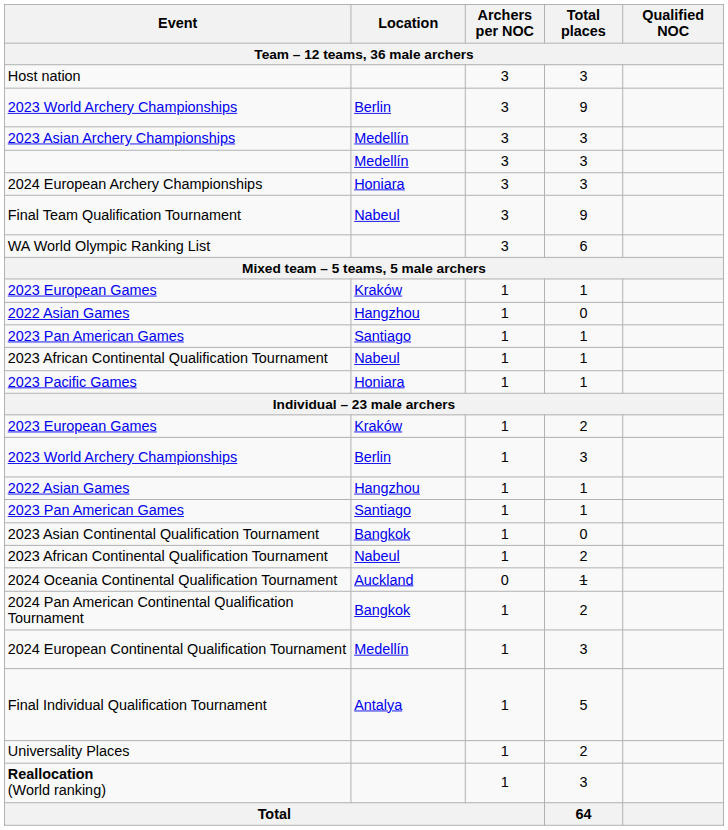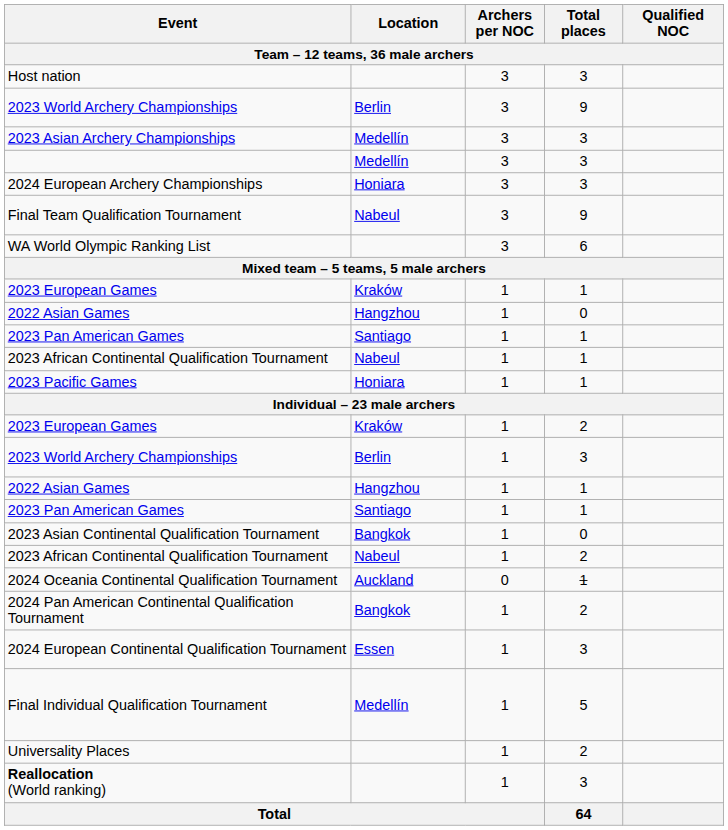(381, 649) Medellín -> (374, 649) Essen
(378, 704) Antalya -> (381, 704) Medellín
